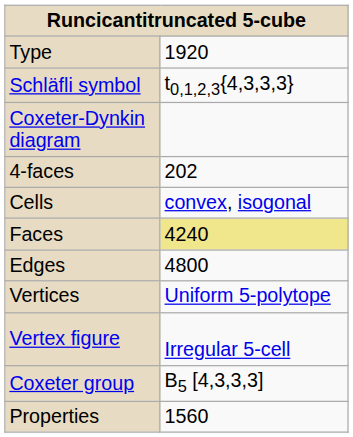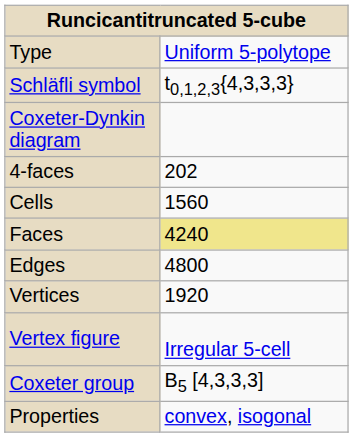(186, 51) 1920 -> (248, 51) Uniform 5-polytope
(238, 202) convex, isogonal -> (186, 202) 1560
(248, 296) Uniform 5-polytope -> (186, 296) 1920
(186, 416) 1560 -> (238, 416) convex, isogonal
